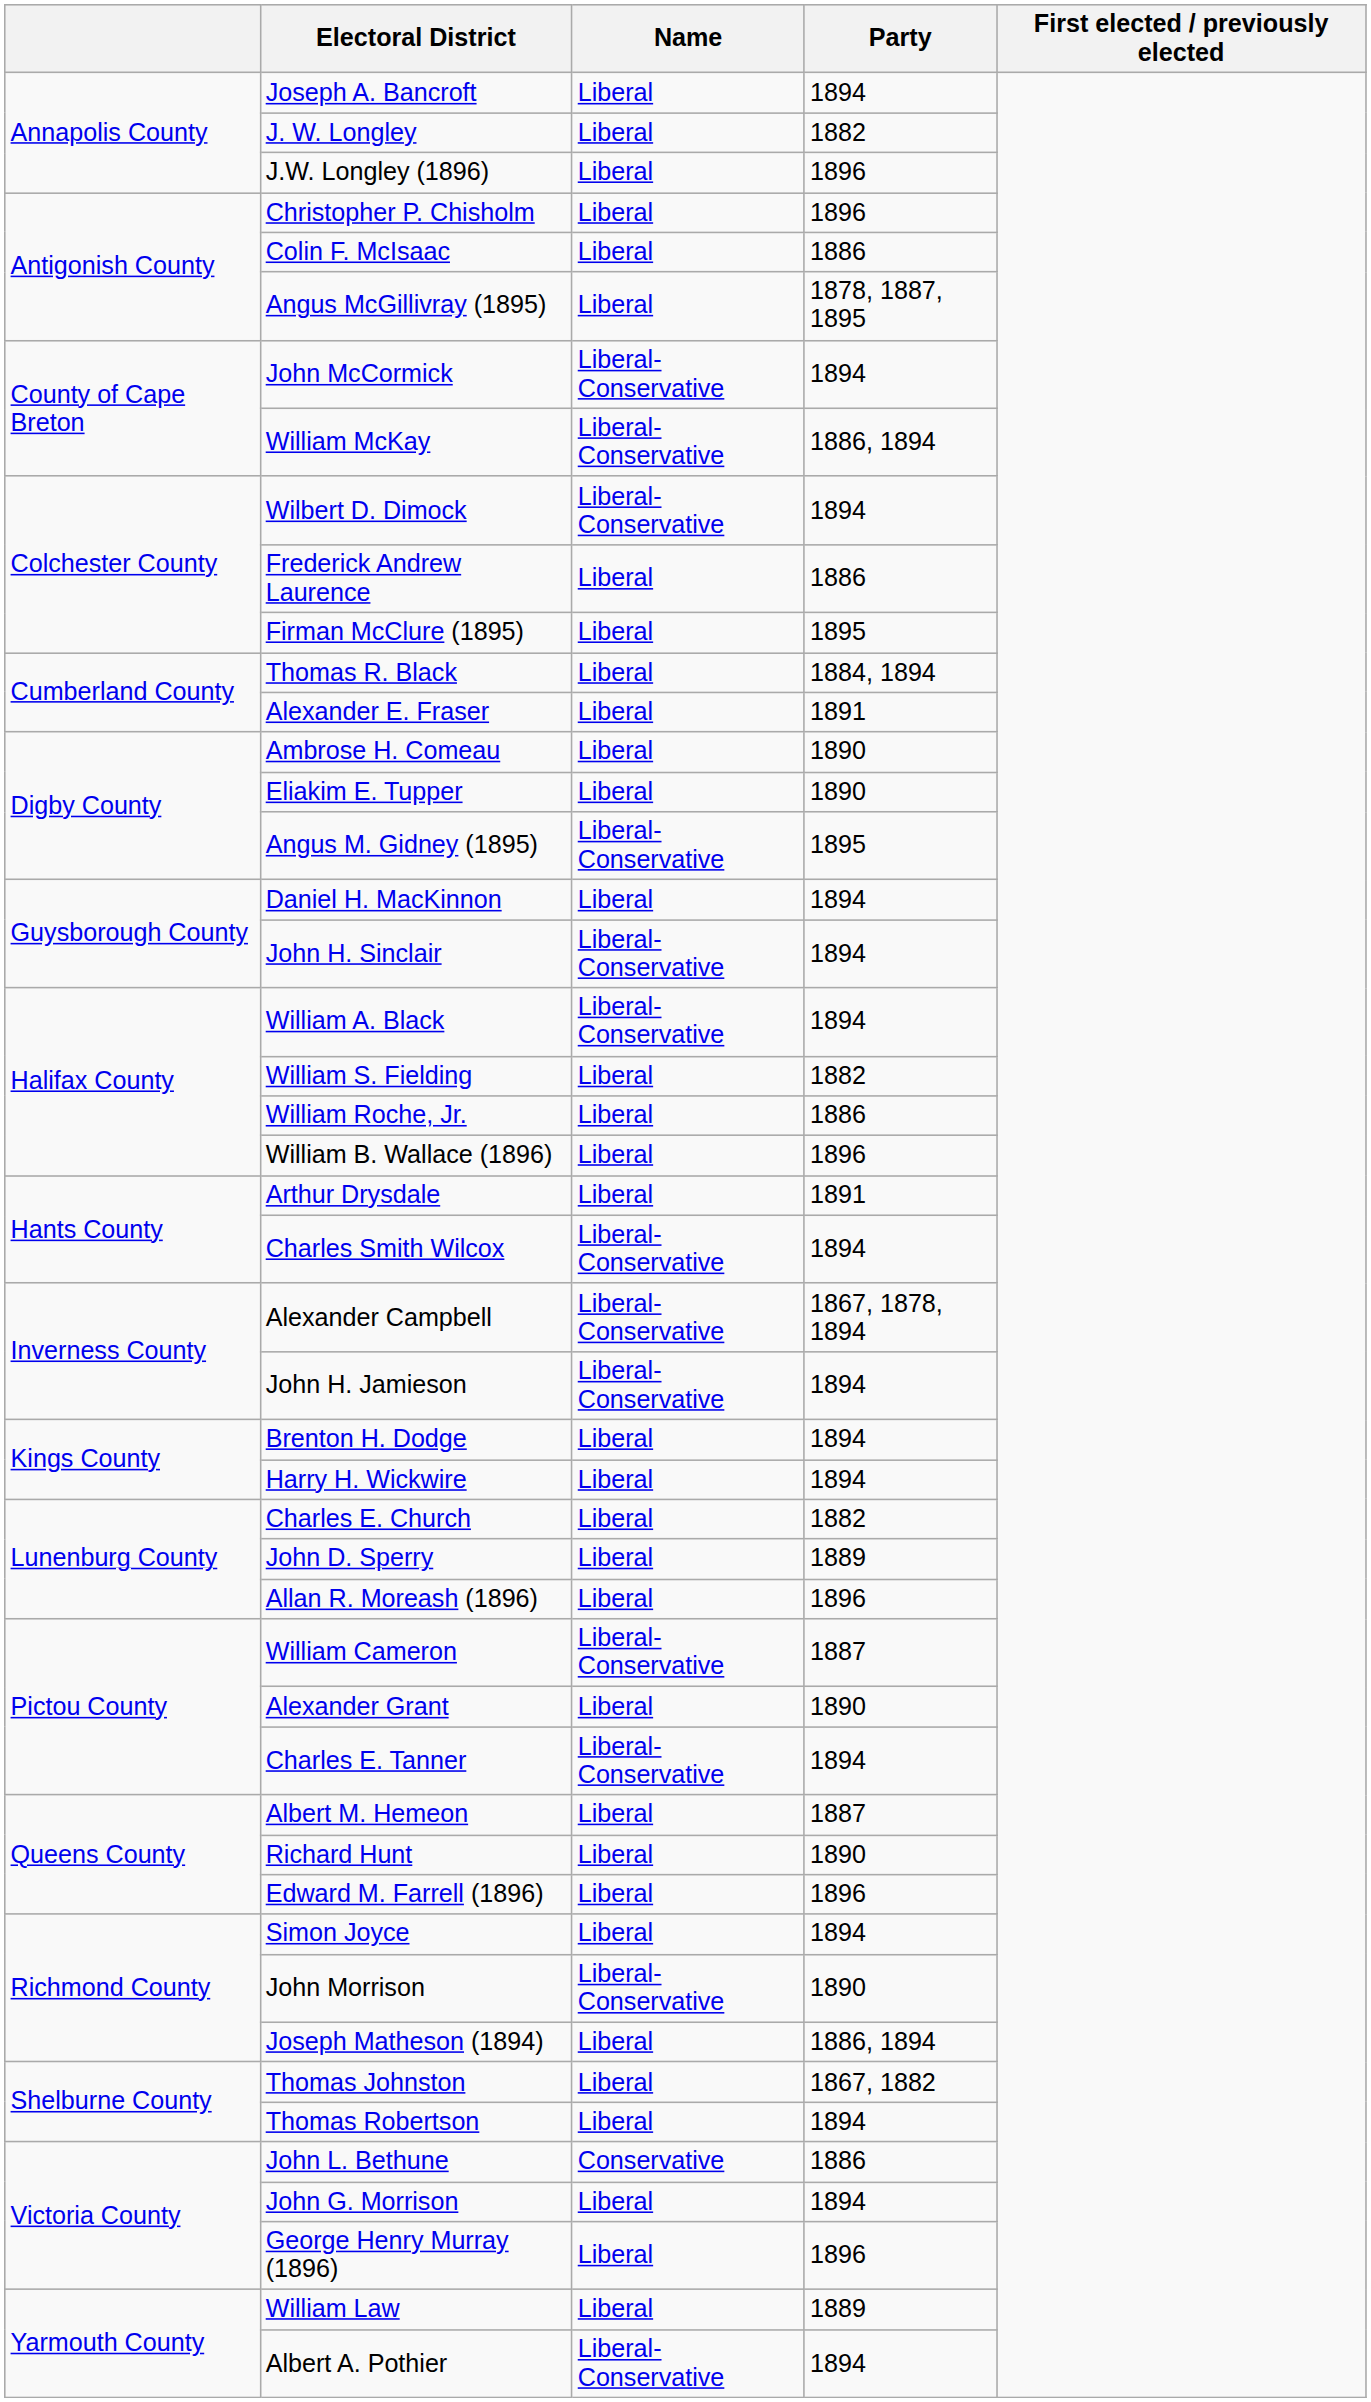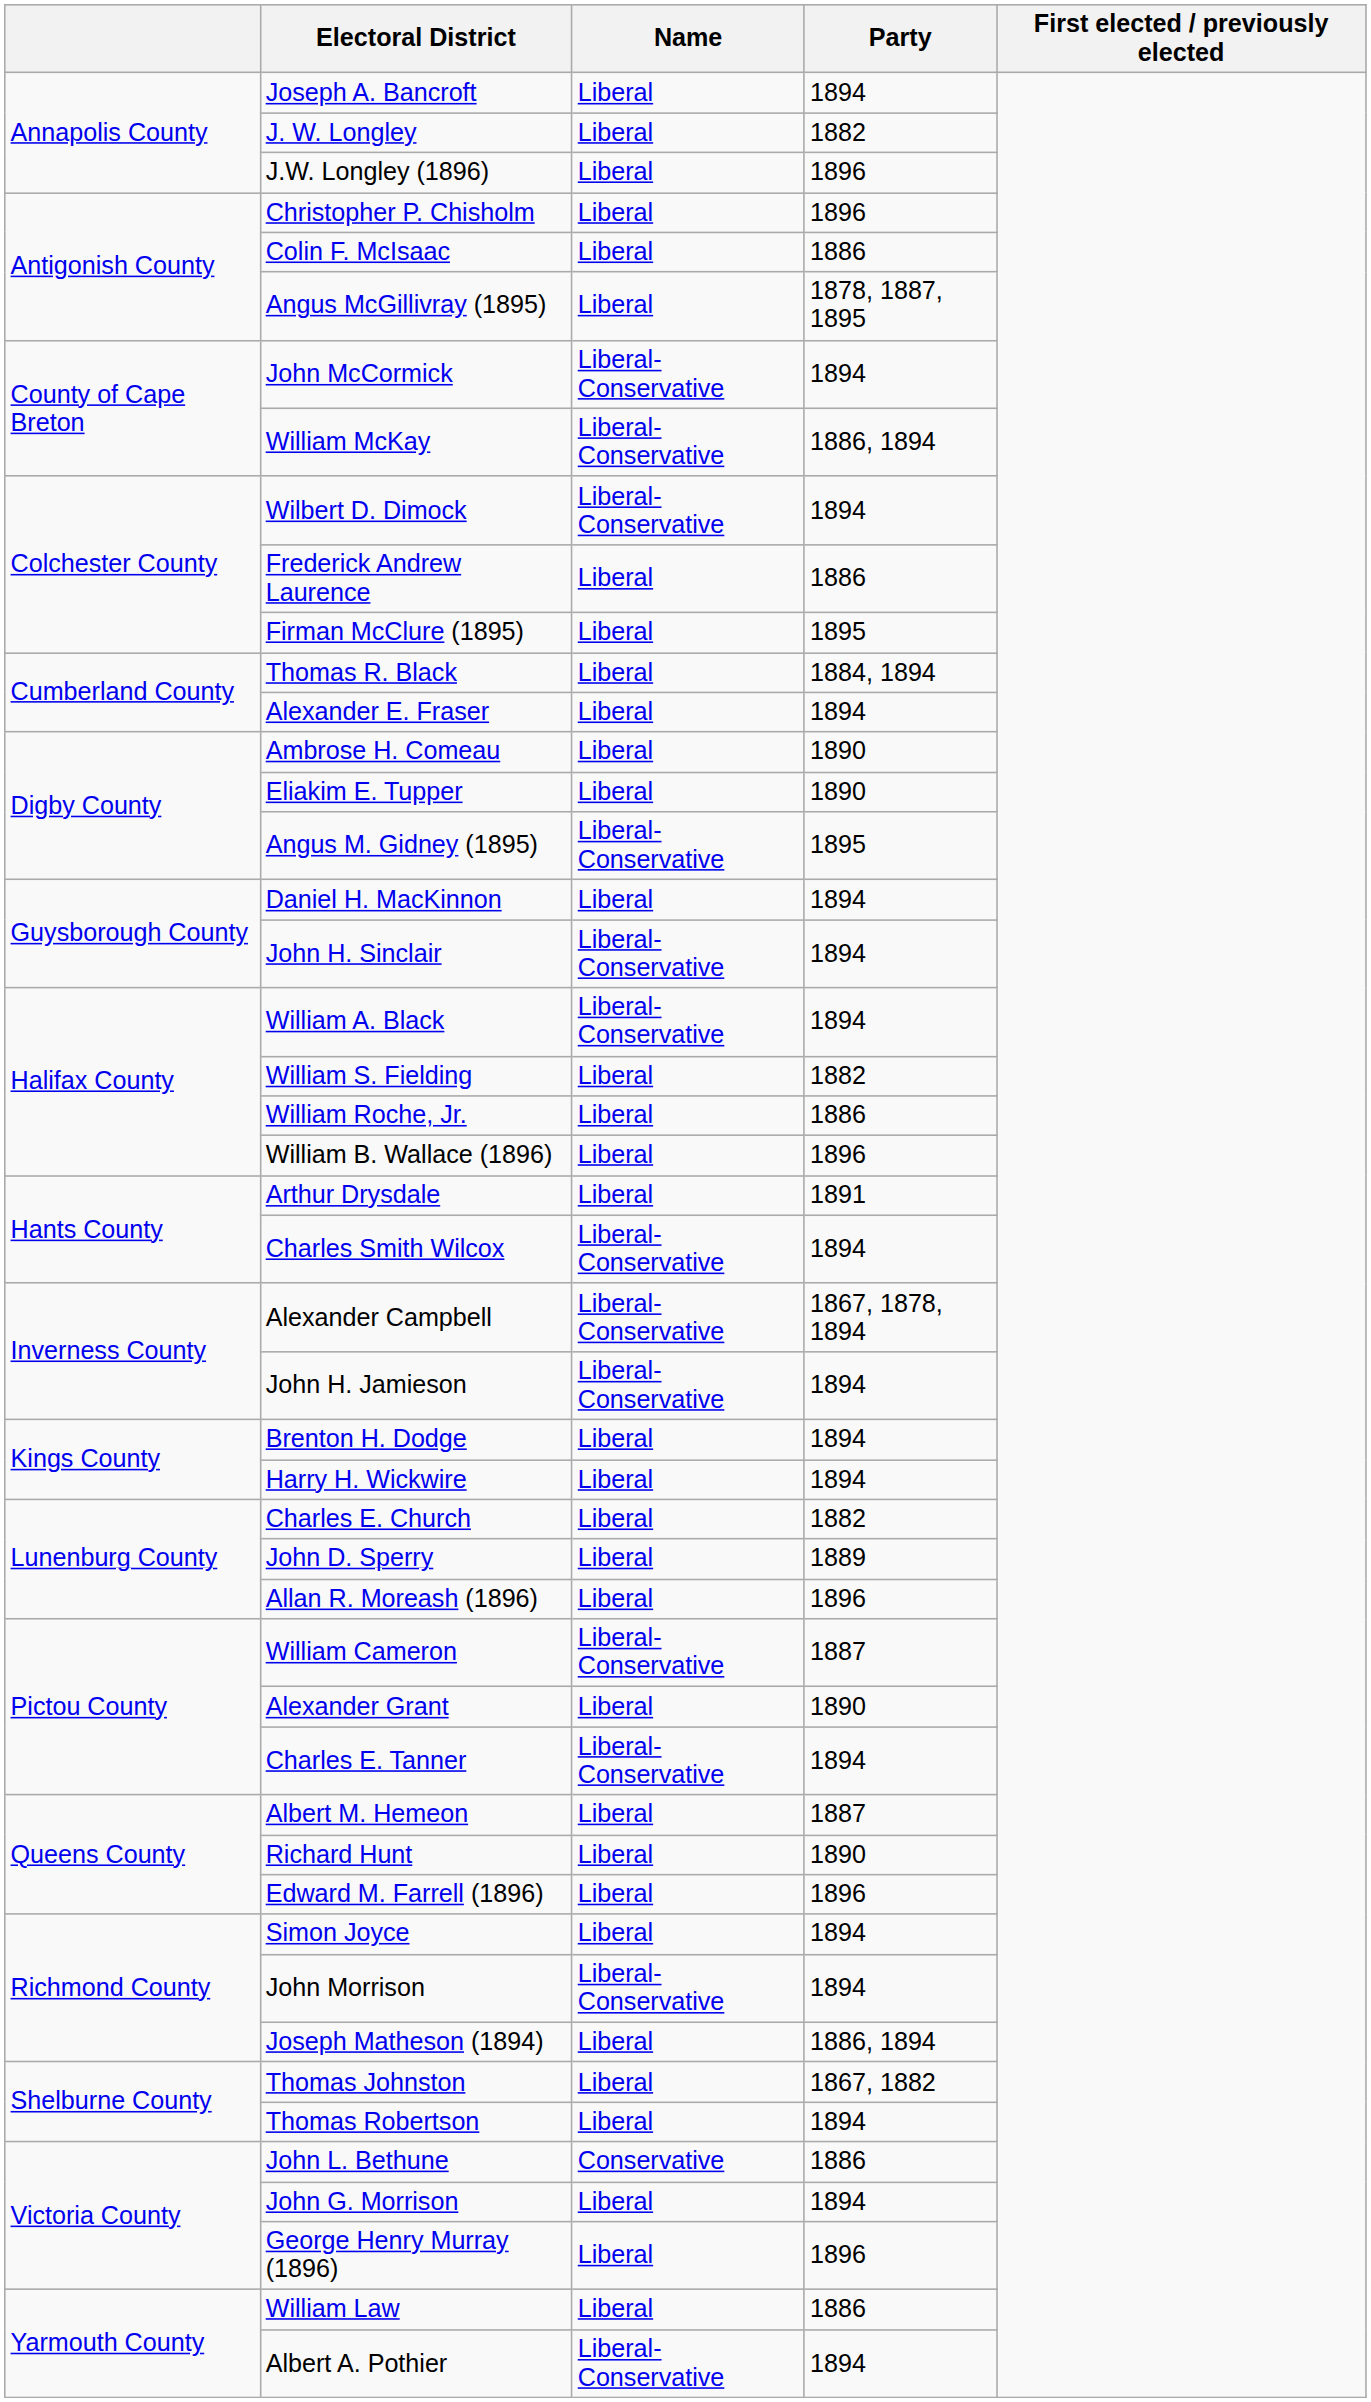(838, 711) 1891 -> (838, 711) 1894
(838, 1987) 1890 -> (838, 1987) 1894
(838, 2309) 1889 -> (838, 2309) 1886
